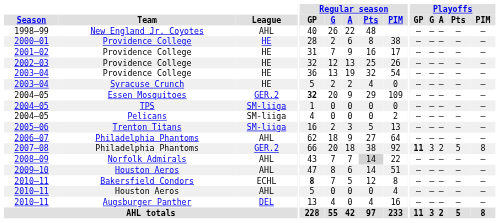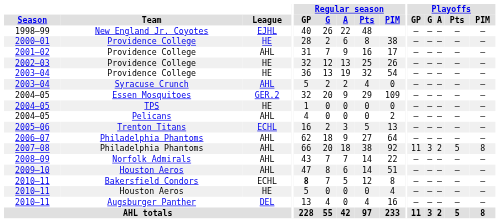(267, 31) AHL -> (267, 31) EJHL
(267, 52) HE -> (267, 52) AHL
(267, 84) HE -> (267, 84) AHL
(312, 95) bold -> (306, 95) normal
(267, 106) SM-liiga -> (267, 106) HE
(267, 116) SM-liiga -> (267, 116) AHL
(267, 127) SM-liiga -> (267, 127) ECHL
(267, 149) GER.2 -> (267, 149) AHL
(418, 149) bold -> (416, 149) normal
(371, 159) lightgrey background -> (367, 159) no background
(267, 191) AHL -> (267, 191) HE
